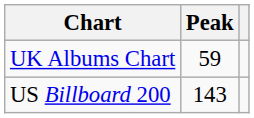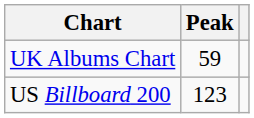(210, 94) 143 -> (210, 94) 123
